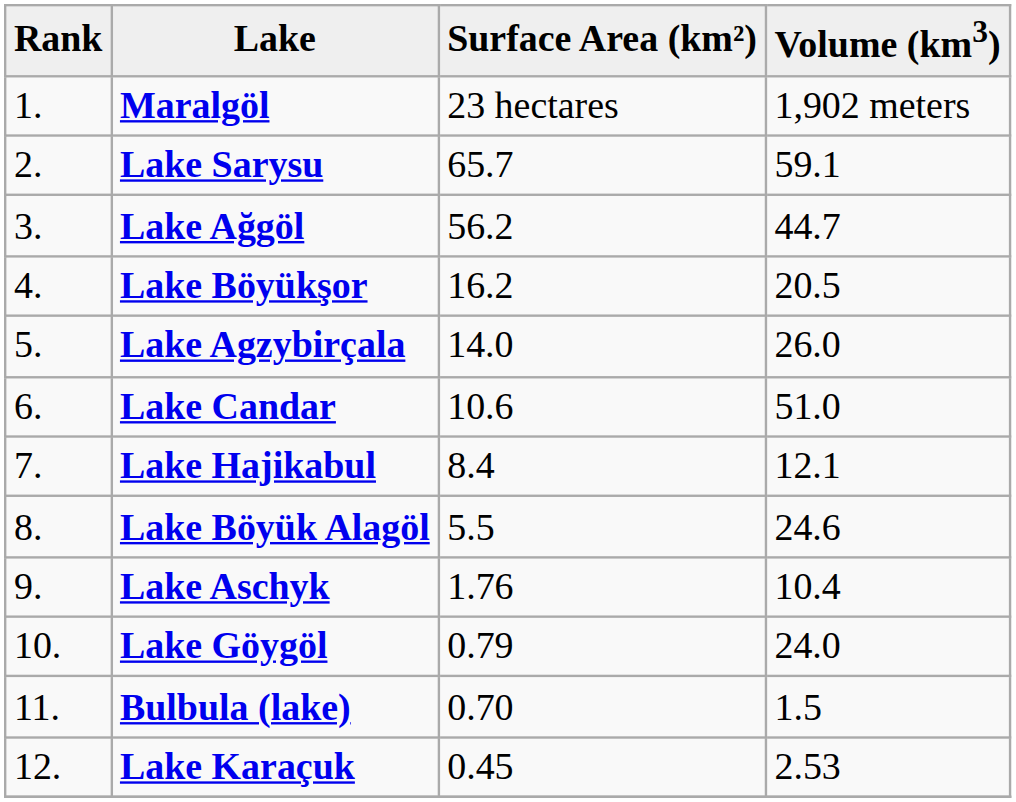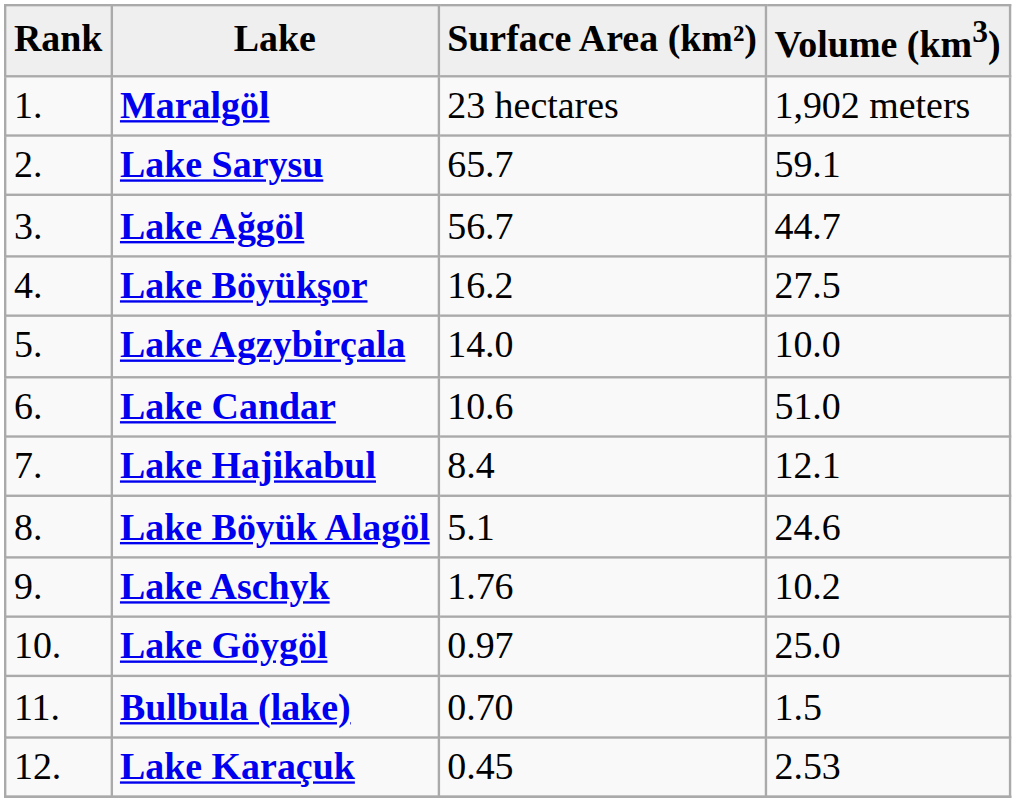(480, 225) 56.2 -> (480, 225) 56.7
(808, 285) 20.5 -> (808, 285) 27.5
(808, 345) 26.0 -> (808, 345) 10.0
(471, 525) 5.5 -> (471, 525) 5.1
(808, 586) 10.4 -> (808, 586) 10.2
(480, 646) 0.79 -> (480, 646) 0.97
(808, 646) 24.0 -> (808, 646) 25.0
